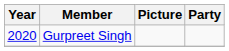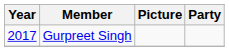(22, 35) 2020 -> (22, 35) 2017
